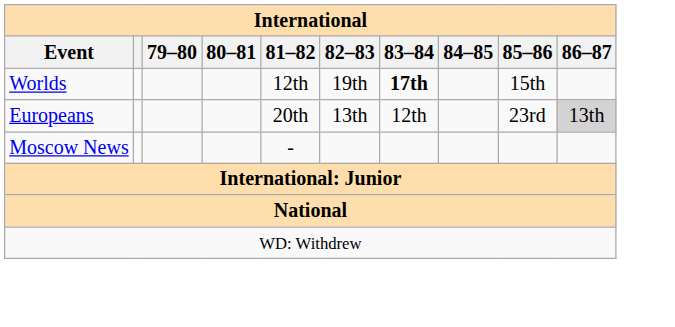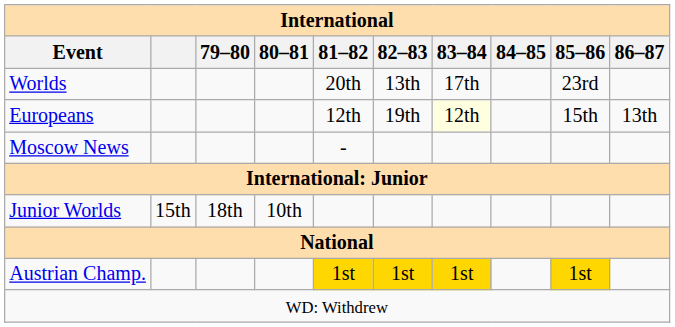(291, 83) 12th -> (343, 83) 20th
(350, 83) 19th -> (403, 83) 13th
(409, 83) bold -> (462, 83) normal
(527, 83) 15th -> (580, 83) 23rd
(291, 115) 20th -> (343, 115) 12th
(350, 115) 13th -> (403, 115) 19th
(409, 115) no background -> (462, 115) lightyellow background
(527, 115) 23rd -> (580, 115) 15th
(587, 115) lightgrey background -> (639, 115) no background
+ row: (65, 210)
+ row: (78, 274)
